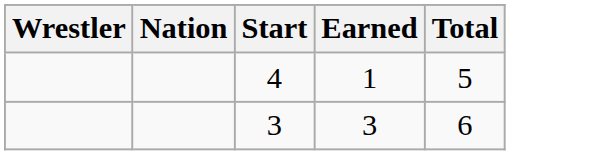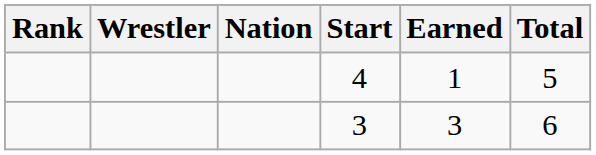+ column: (47, 28)
